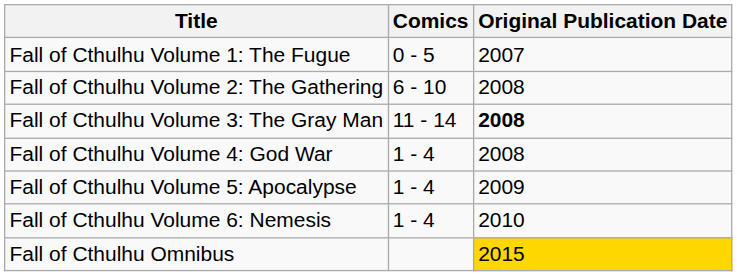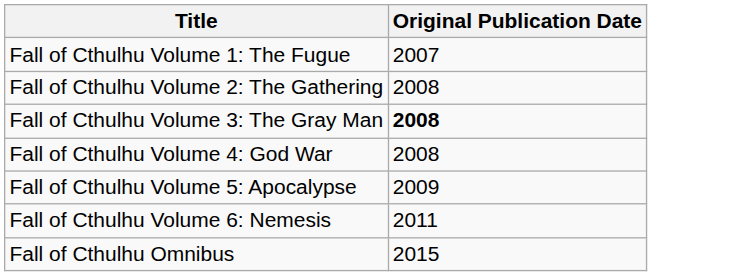- column: (431, 21)
(501, 220) 2010 -> (415, 220) 2011
(501, 253) gold background -> (416, 253) no background
